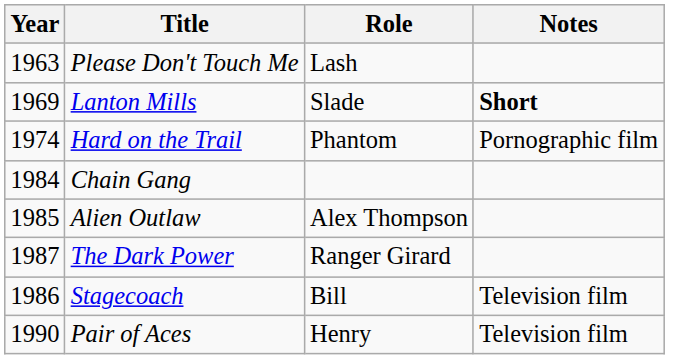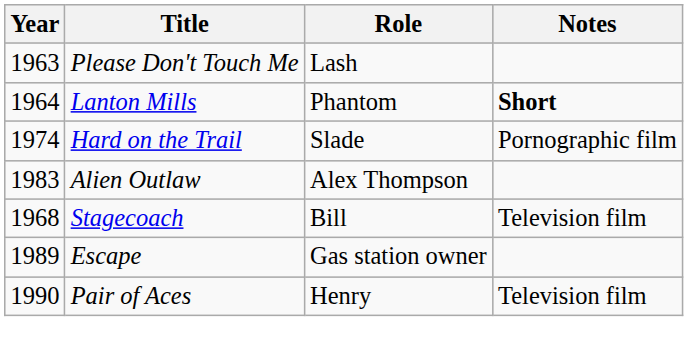(35, 101) 1969 -> (35, 101) 1964
(337, 101) Slade -> (353, 101) Phantom
(353, 140) Phantom -> (337, 140) Slade
- row: (131, 179)
(35, 218) 1985 -> (35, 179) 1983
- row: (152, 256)
(35, 295) 1986 -> (35, 218) 1968
+ row: (106, 256)
